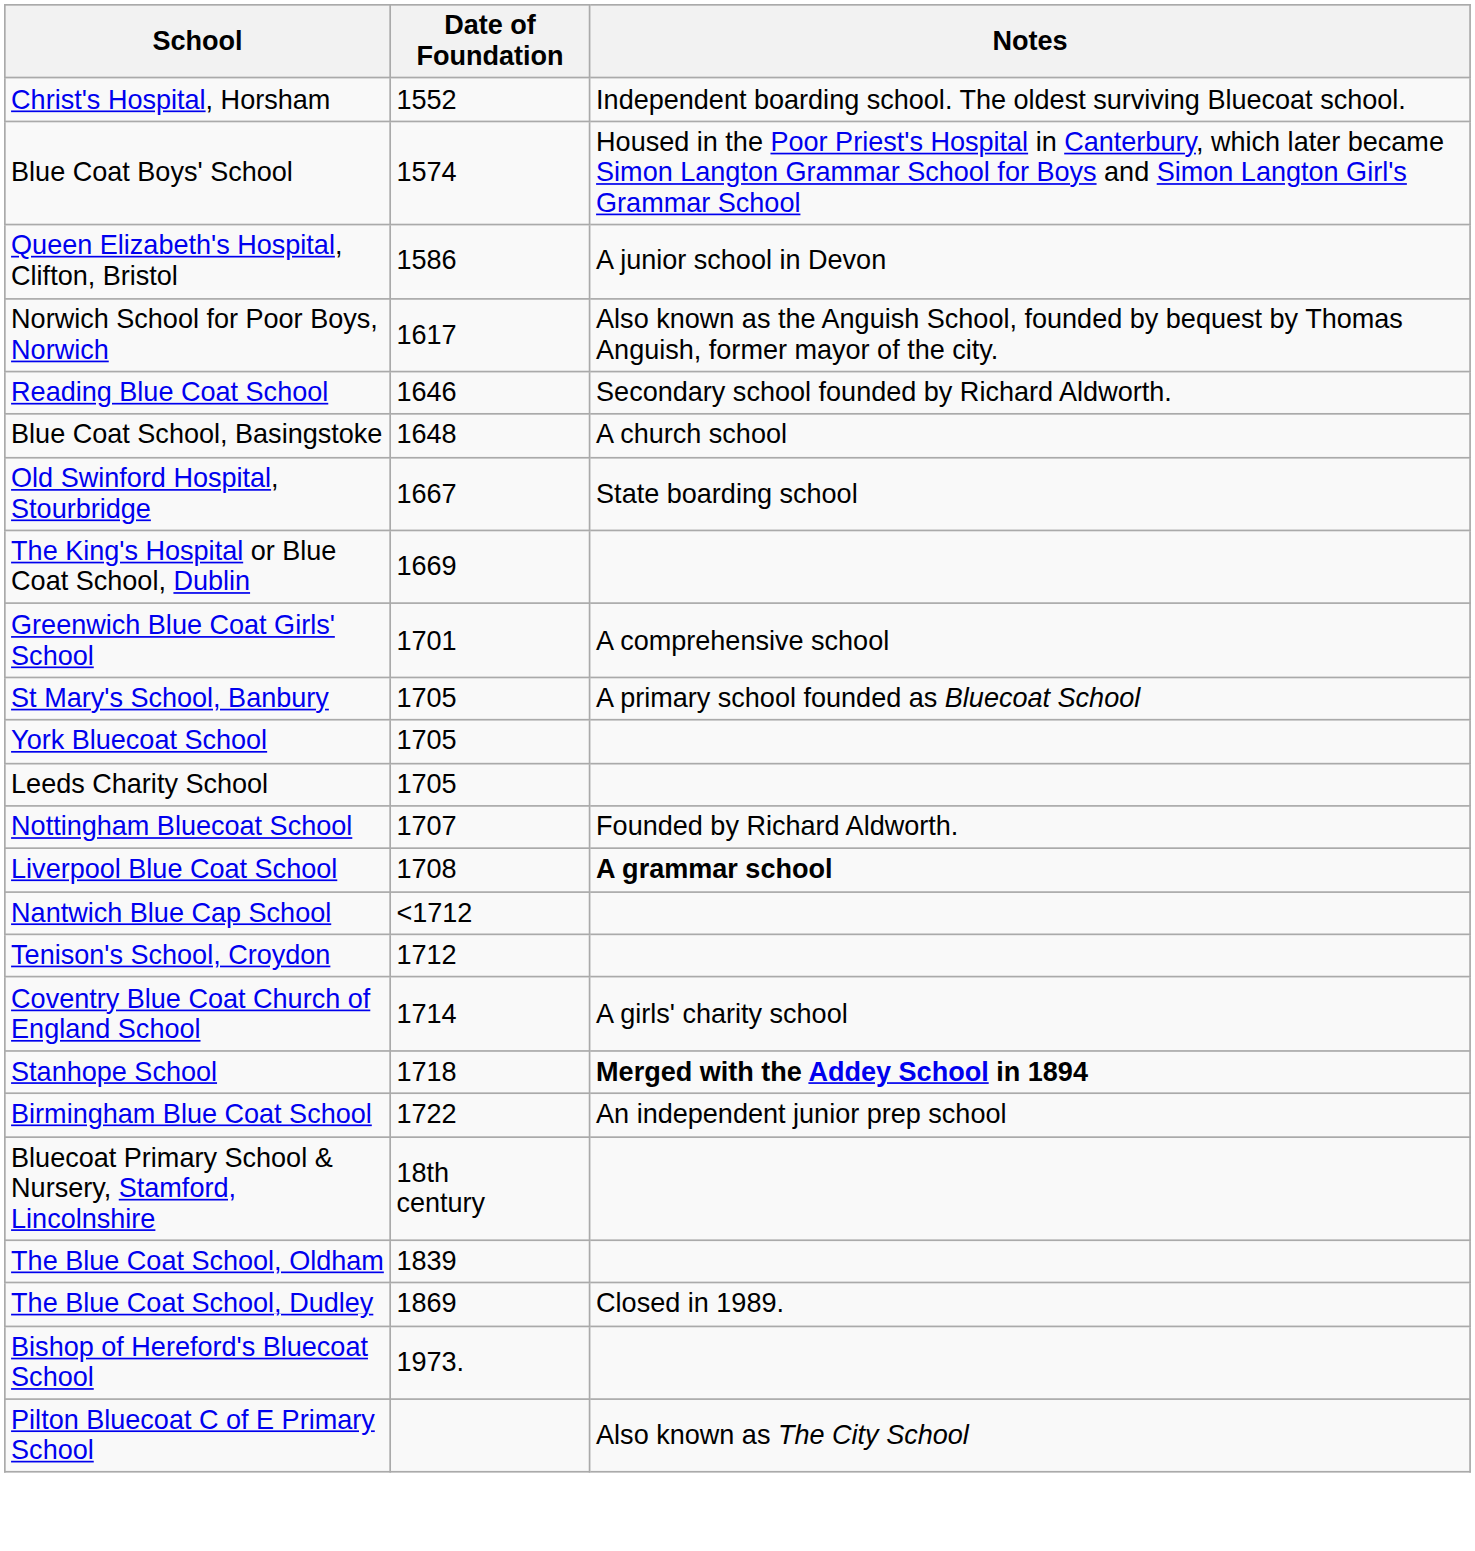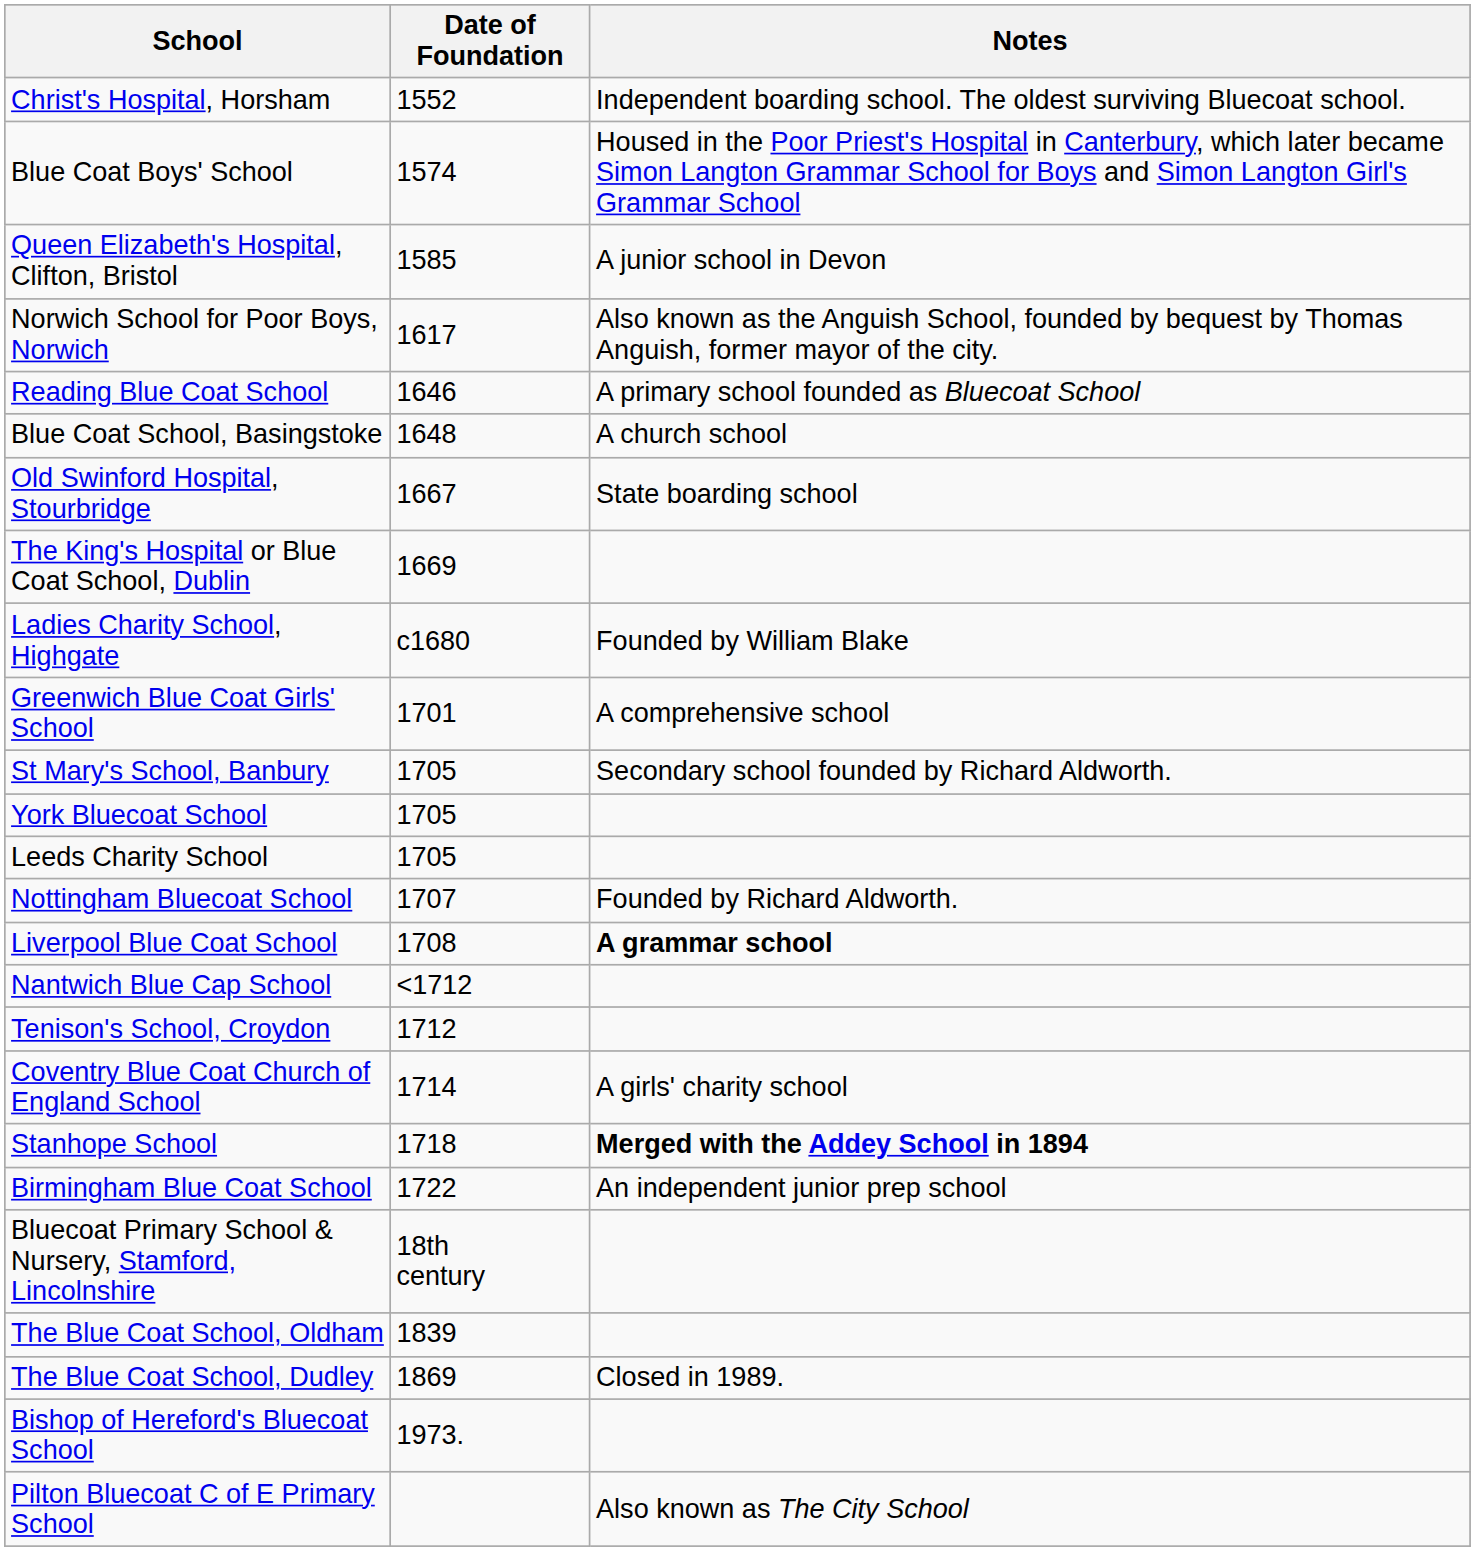(426, 261) 1586 -> (426, 261) 1585
(884, 392) Secondary school founded by Richard Aldworth. -> (868, 392) A primary school founded as Bluecoat School
+ row: (146, 640)
(868, 698) A primary school founded as Bluecoat School -> (884, 771) Secondary school founded by Richard Aldworth.
